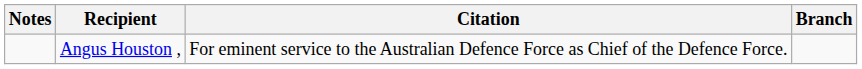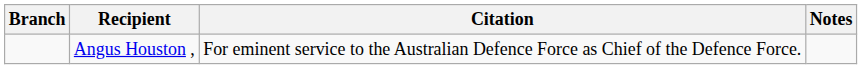columns swapped: (824, 19) <-> (30, 19)
